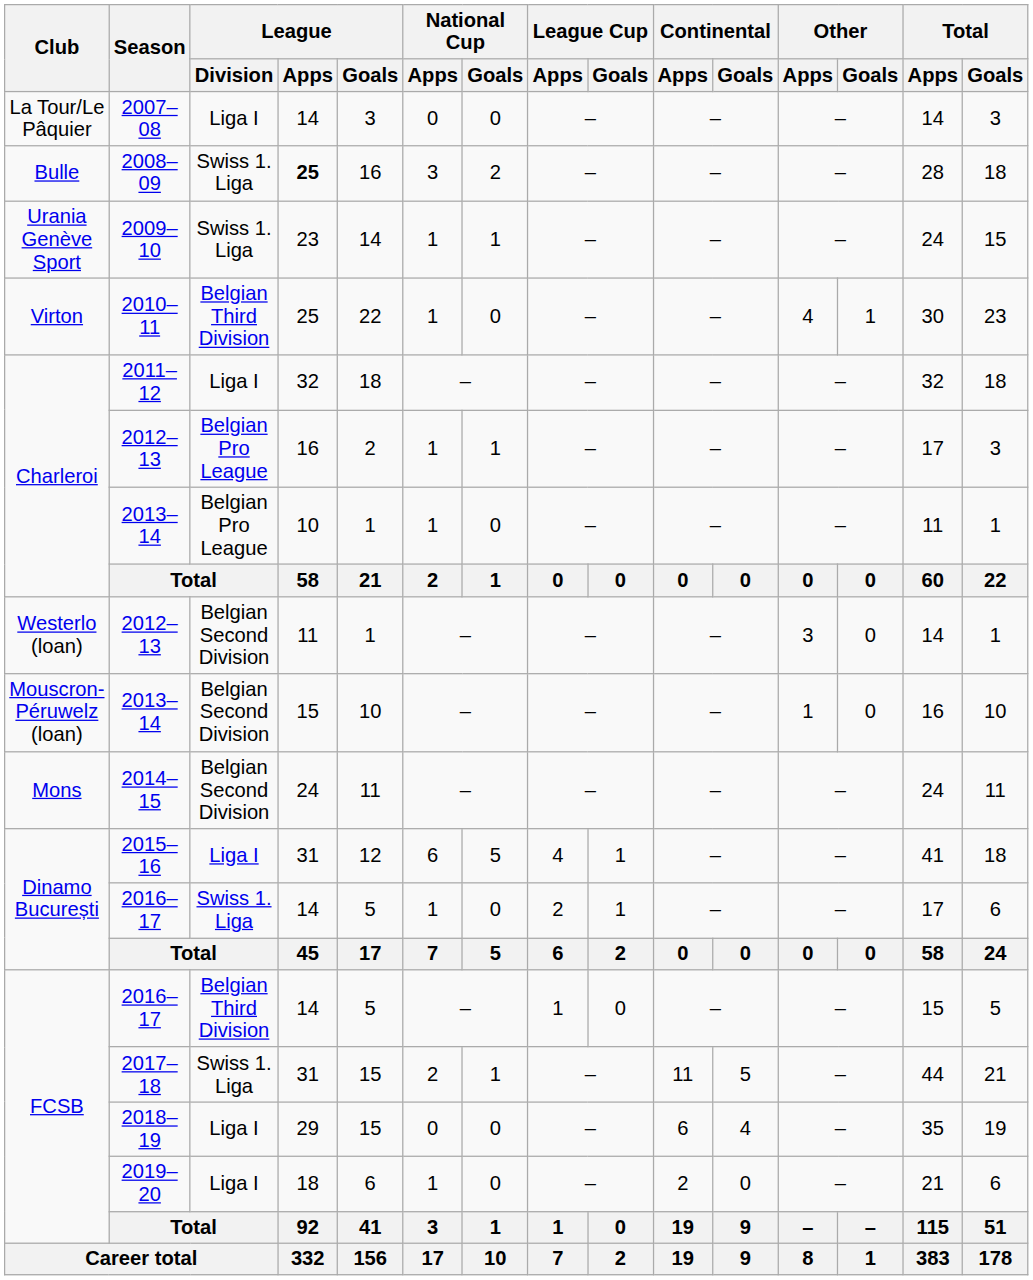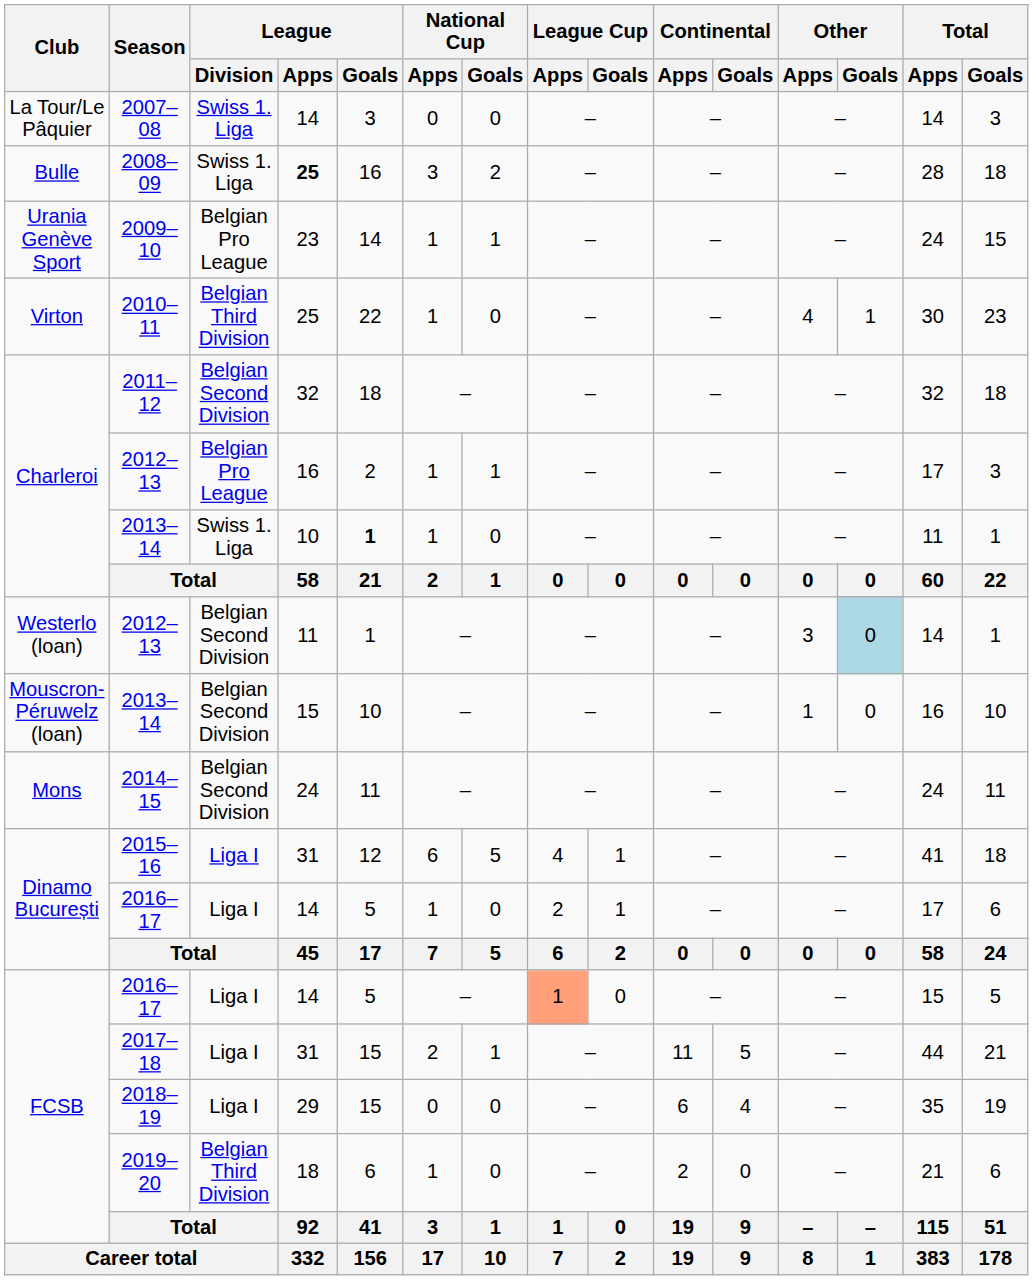(234, 118) Liga I -> (234, 118) Swiss 1. Liga
(234, 239) Swiss 1. Liga -> (234, 239) Belgian Pro League
(234, 382) Liga I -> (234, 393) Belgian Second Division
(234, 525) Belgian Pro League -> (234, 537) Swiss 1. Liga
(370, 525) normal -> (370, 537) bold
(870, 635) no background -> (870, 635) lightblue background
(234, 910) Swiss 1. Liga -> (234, 910) Liga I
(234, 1008) Belgian Third Division -> (234, 996) Liga I
(558, 1008) no background -> (558, 996) lightsalmon background
(234, 1074) Swiss 1. Liga -> (234, 1051) Liga I
(234, 1183) Liga I -> (234, 1172) Belgian Third Division
